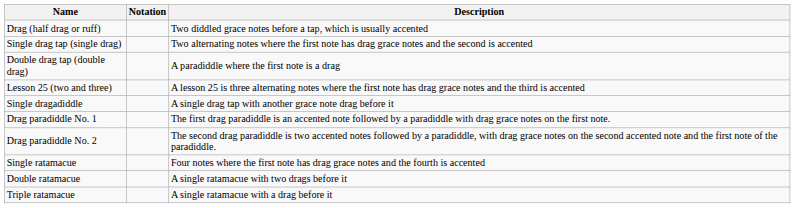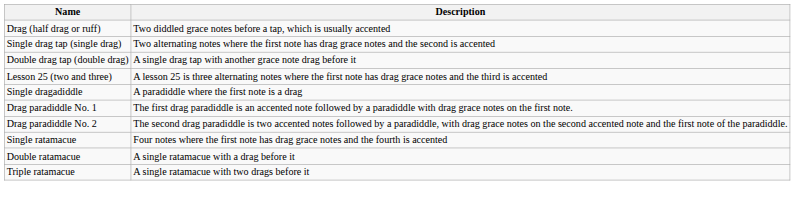- column: (147, 12)
(255, 66) A paradiddle where the first note is a drag -> (245, 60) A single drag tap with another grace note drag before it
(282, 103) A single drag tap with another grace note drag before it -> (218, 92) A paradiddle where the first note is a drag
(259, 179) A single ratamacue with two drags before it -> (214, 156) A single ratamacue with a drag before it
(252, 195) A single ratamacue with a drag before it -> (221, 172) A single ratamacue with two drags before it
